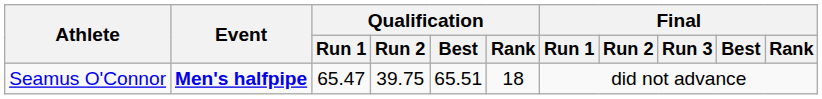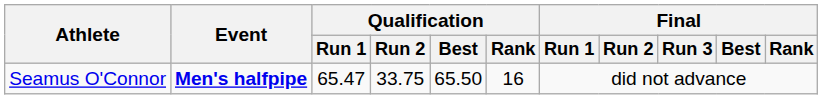(400, 79) 39.75 -> (400, 79) 33.75
(458, 79) 65.51 -> (458, 79) 65.50
(513, 79) 18 -> (513, 79) 16
